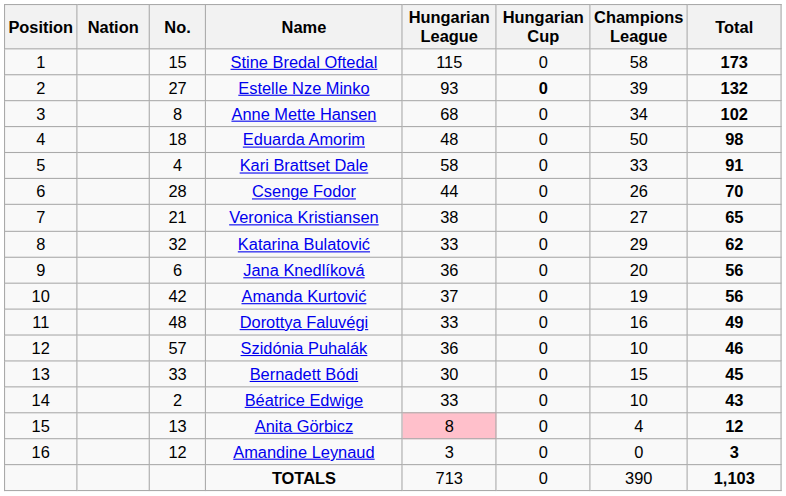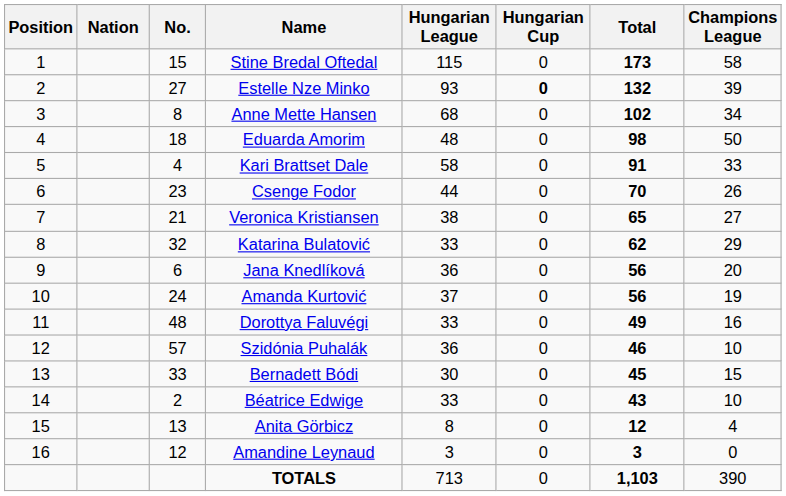columns swapped: (639, 27) <-> (734, 27)
(178, 192) 28 -> (178, 192) 23
(178, 296) 42 -> (178, 296) 24
(449, 426) pink background -> (449, 426) no background
